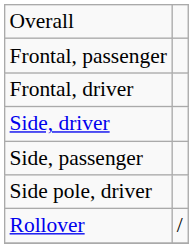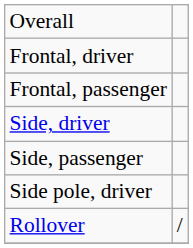rows swapped: (72, 89) <-> (88, 55)
